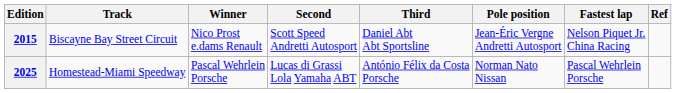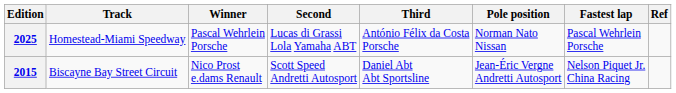rows swapped: (25, 40) <-> (25, 72)
